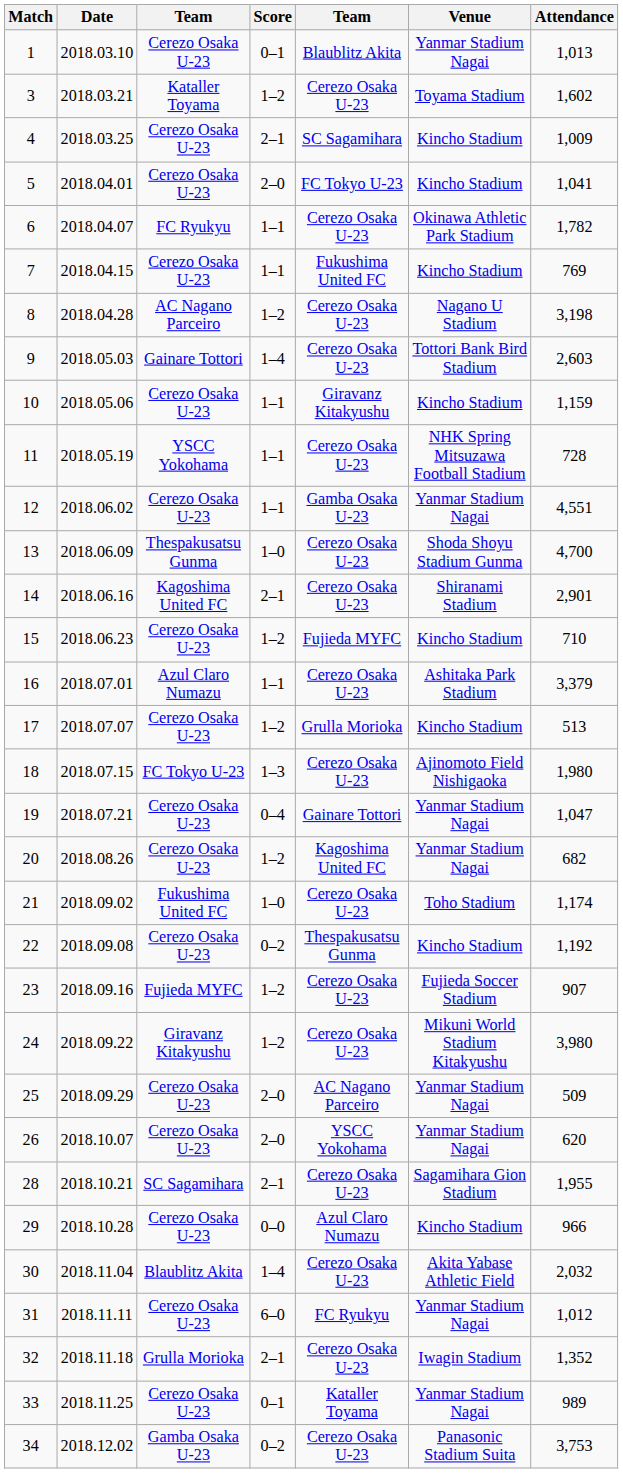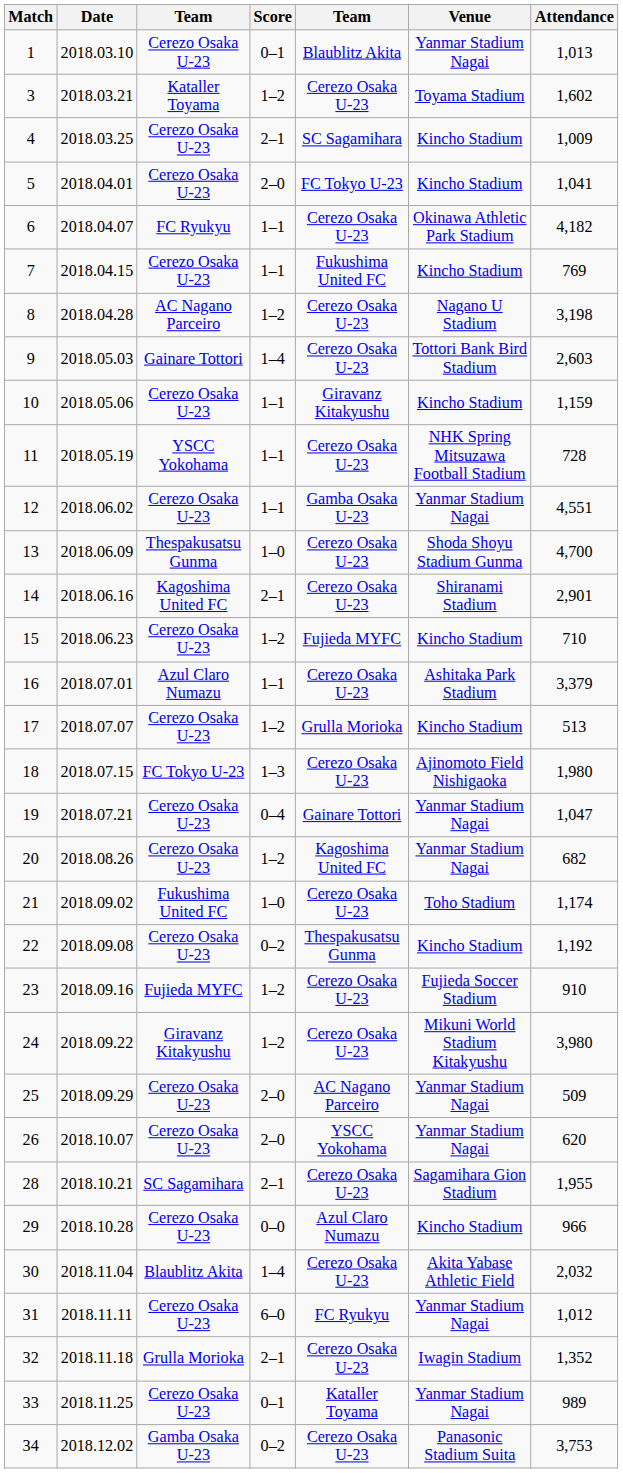(574, 227) 1,782 -> (574, 227) 4,182
(574, 990) 907 -> (574, 990) 910
